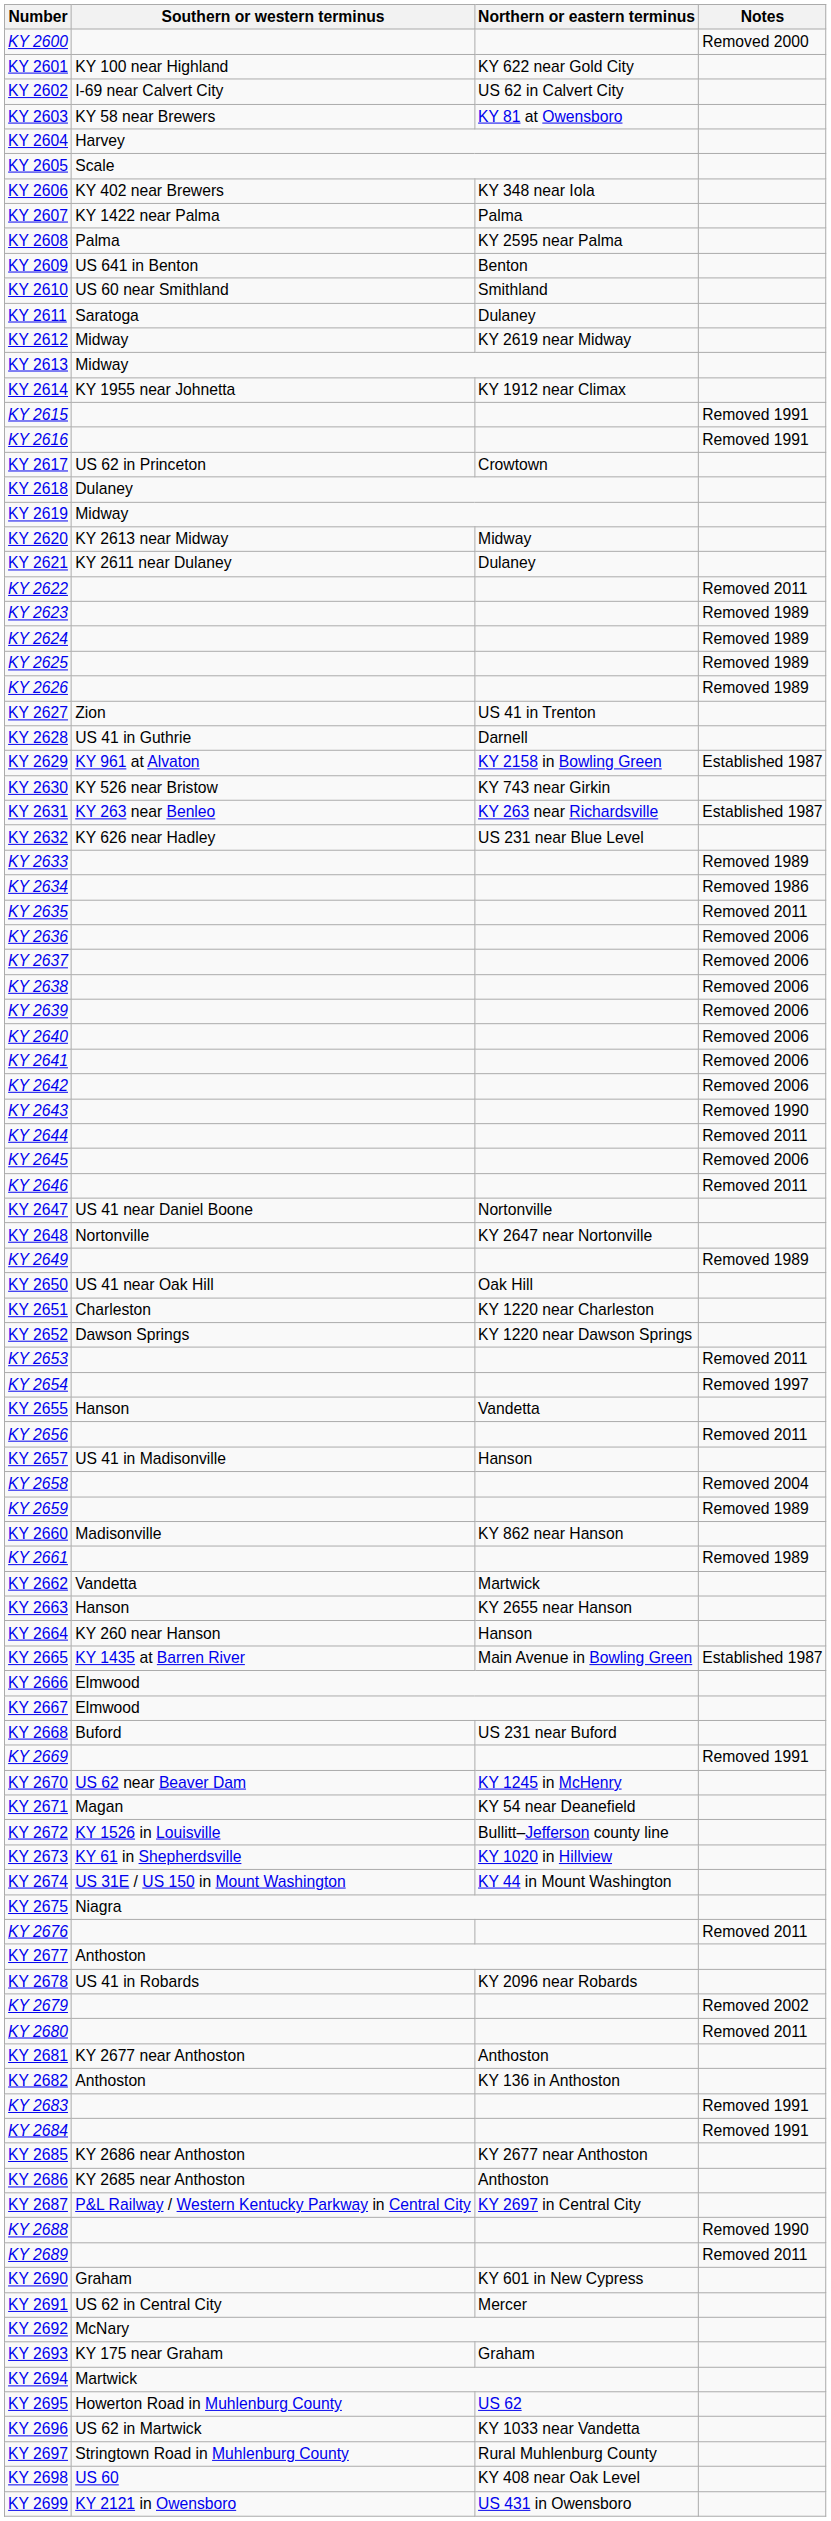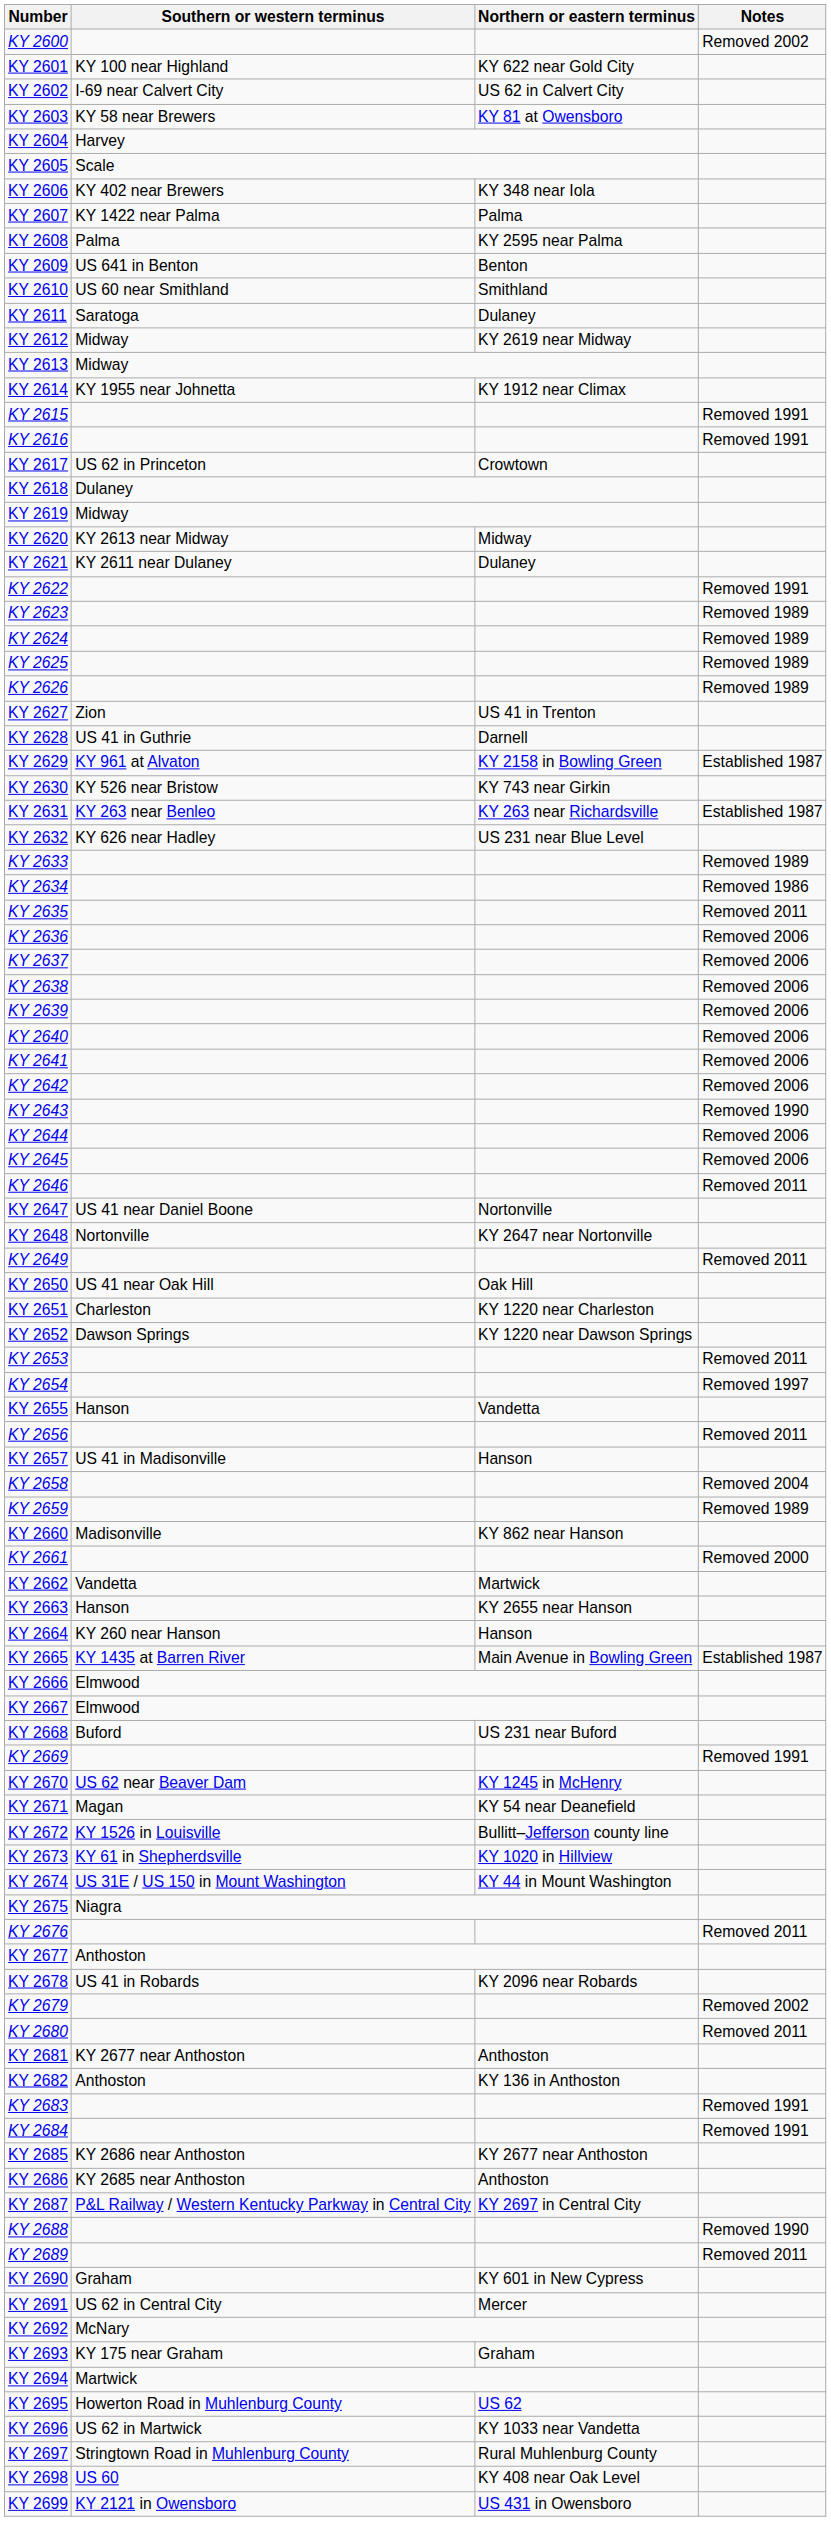(755, 41) Removed 2000 -> (755, 41) Removed 2002
(755, 588) Removed 2011 -> (755, 588) Removed 1991
(755, 1135) Removed 2011 -> (755, 1135) Removed 2006
(755, 1260) Removed 1989 -> (755, 1260) Removed 2011
(755, 1558) Removed 1989 -> (755, 1558) Removed 2000
